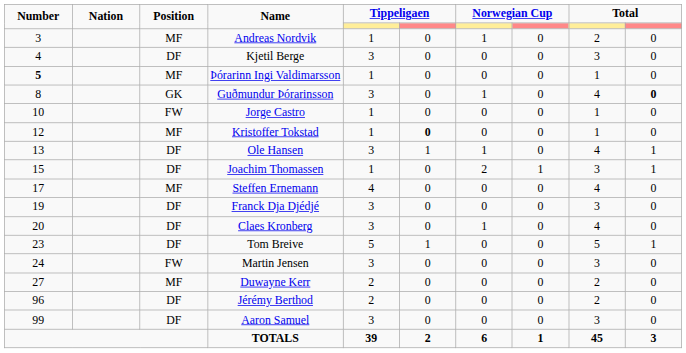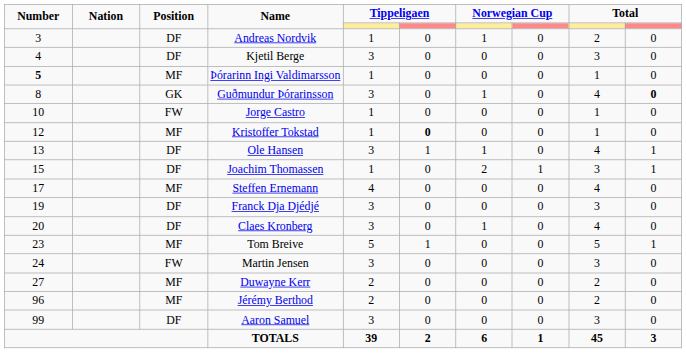(174, 38) MF -> (174, 38) DF
(174, 244) DF -> (174, 244) MF
(174, 301) DF -> (174, 301) MF
